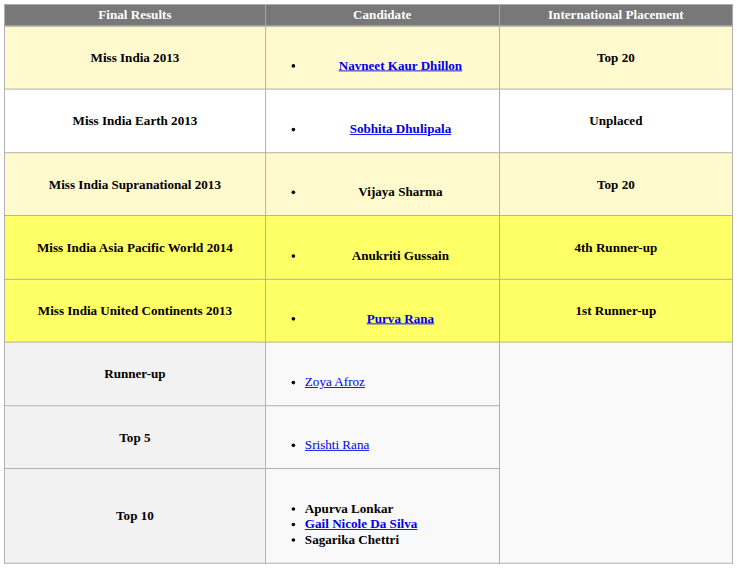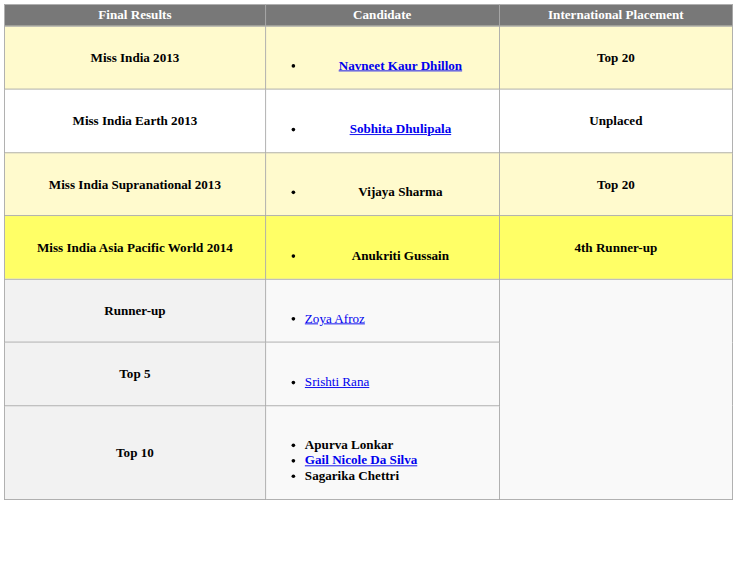- row: (135, 311)
